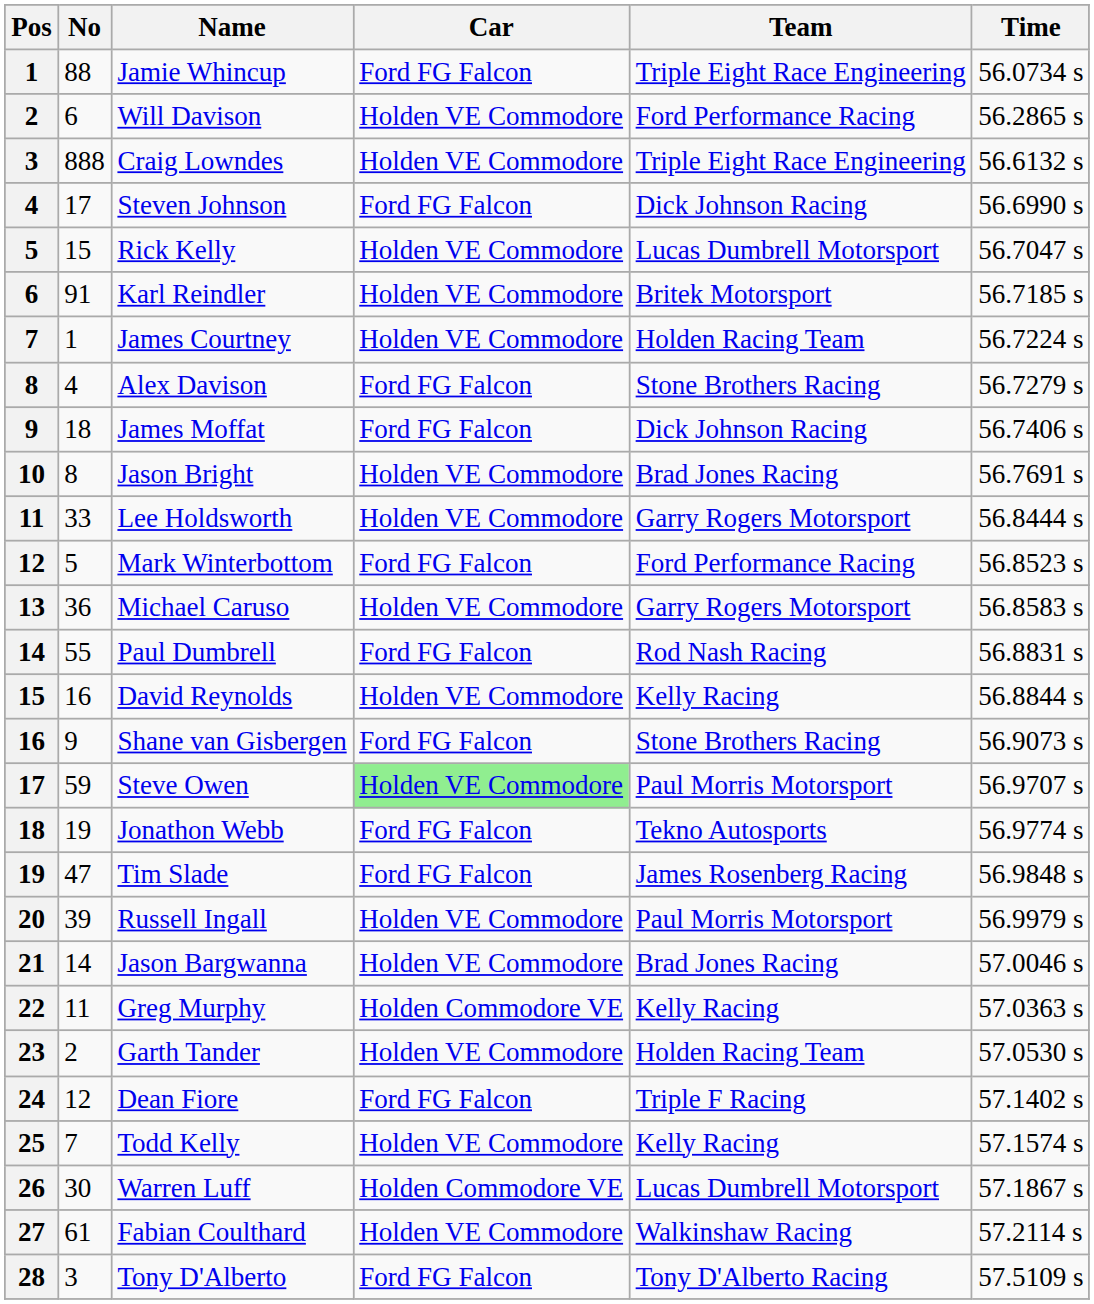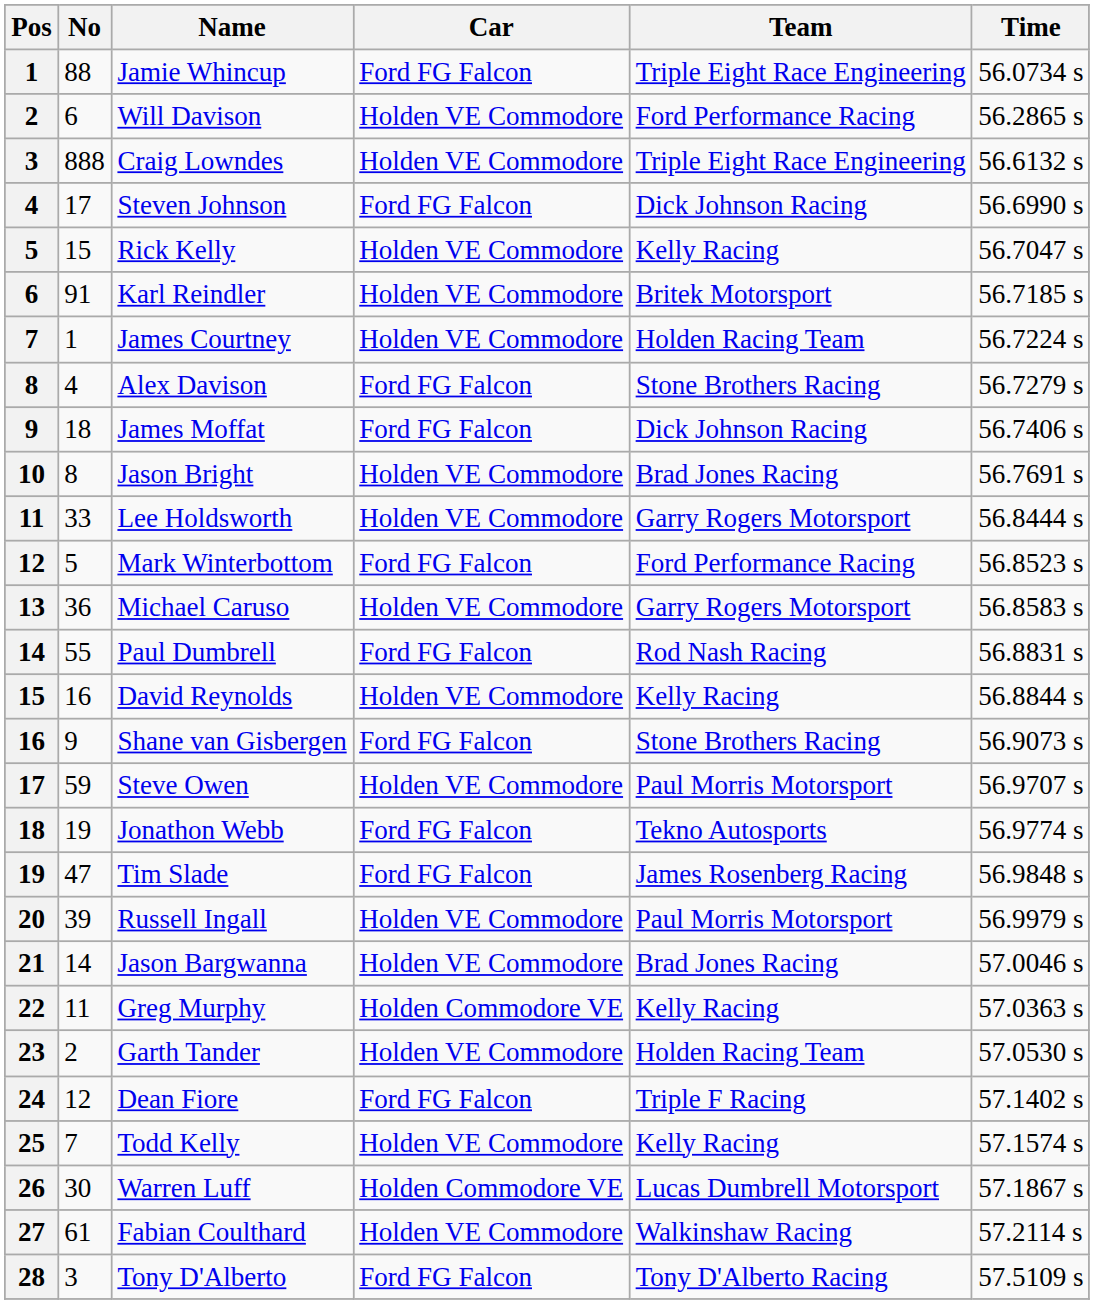(787, 250) Lucas Dumbrell Motorsport -> (707, 250) Kelly Racing
(491, 785) lightgreen background -> (491, 785) no background
